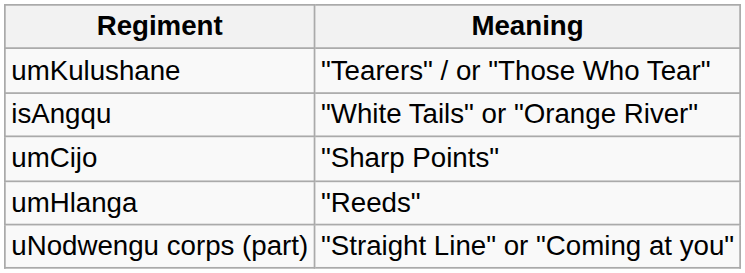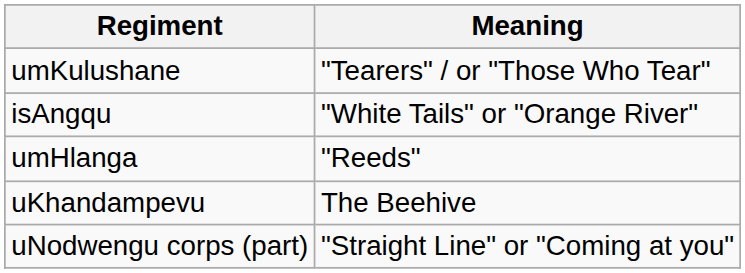- row: (54, 158)
+ row: (108, 202)
